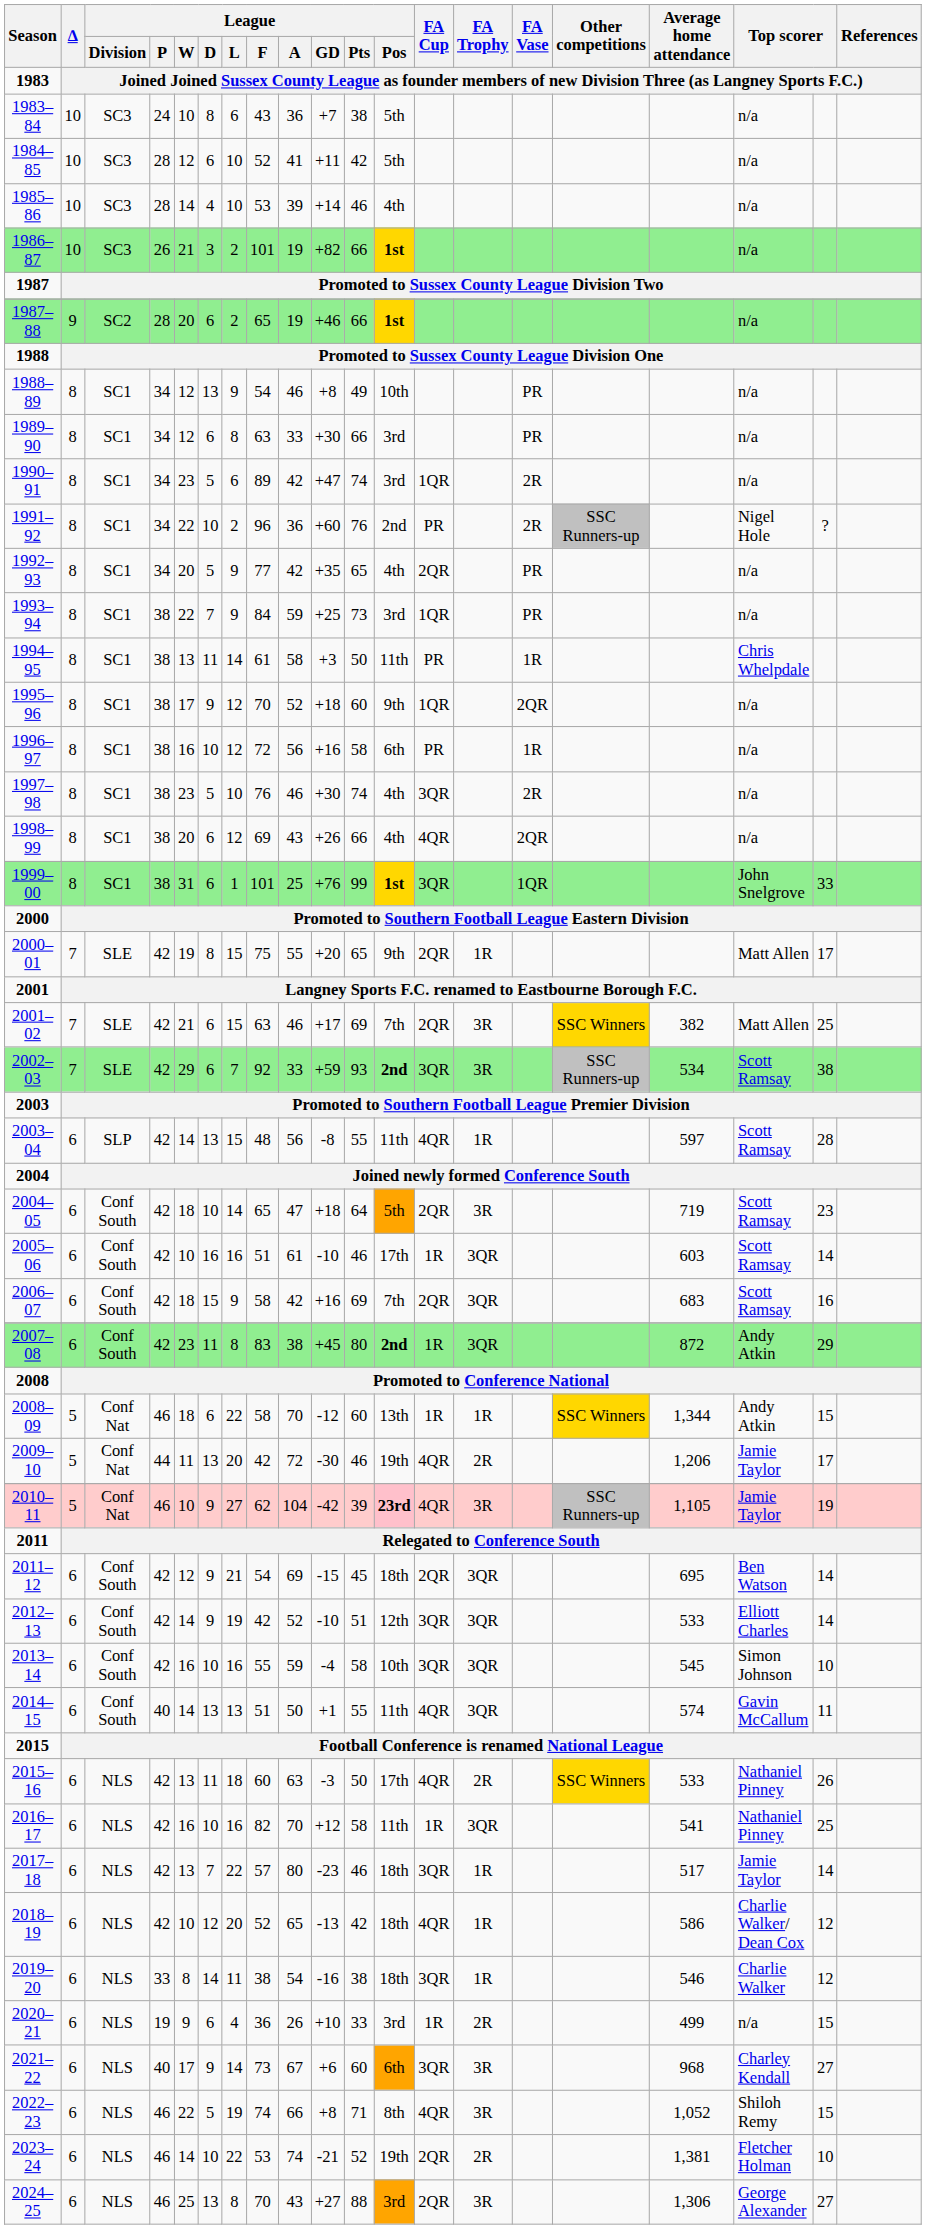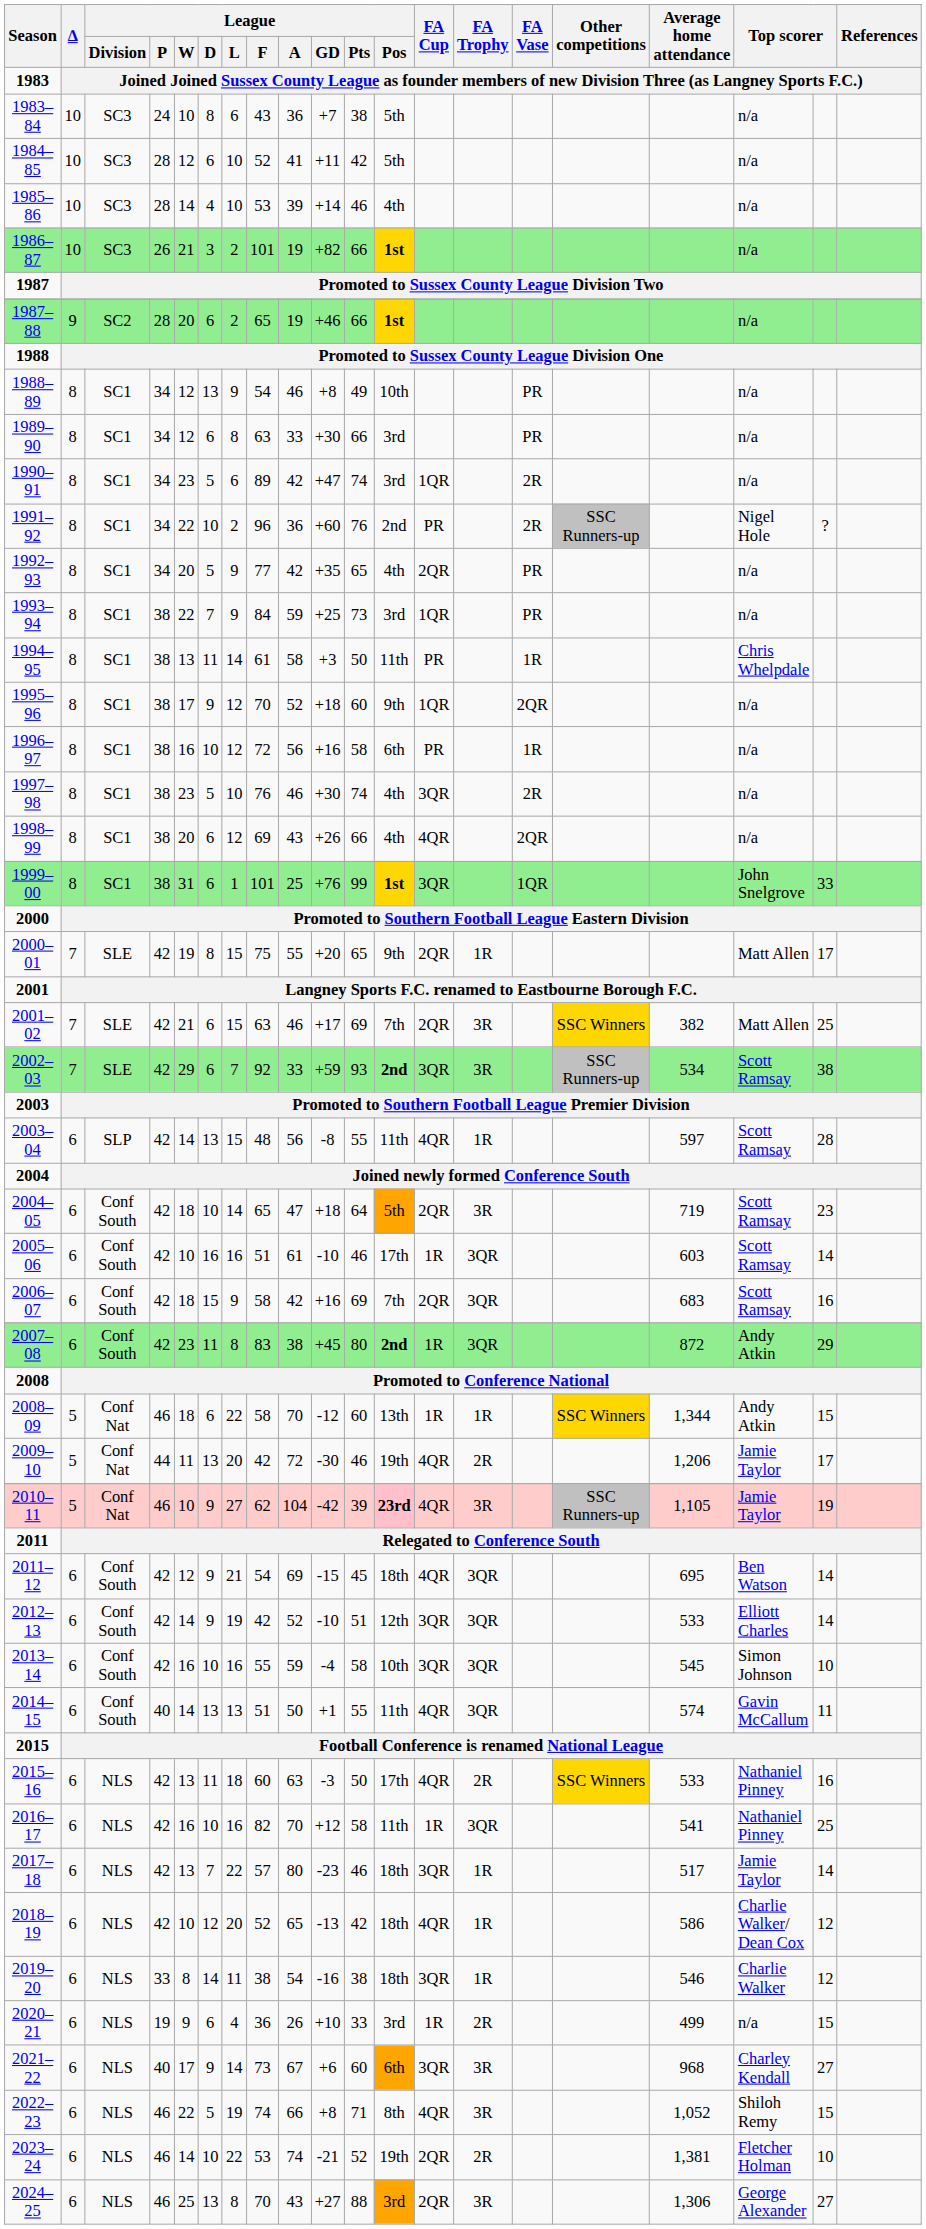(434, 1576) 2QR -> (434, 1576) 4QR
(825, 1781) 26 -> (825, 1781) 16
